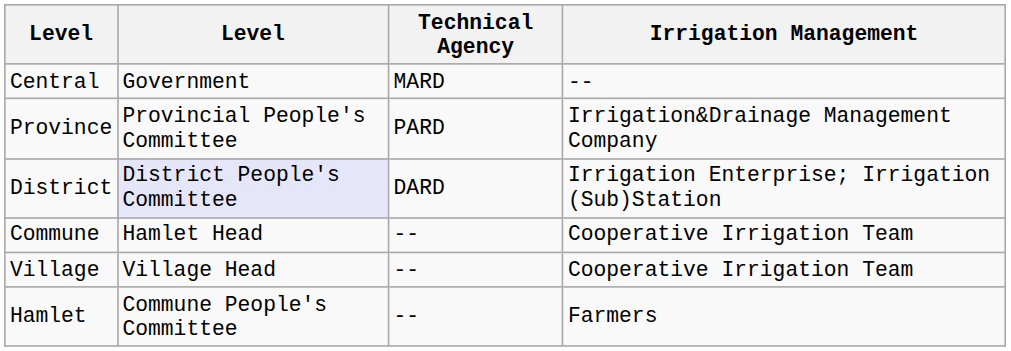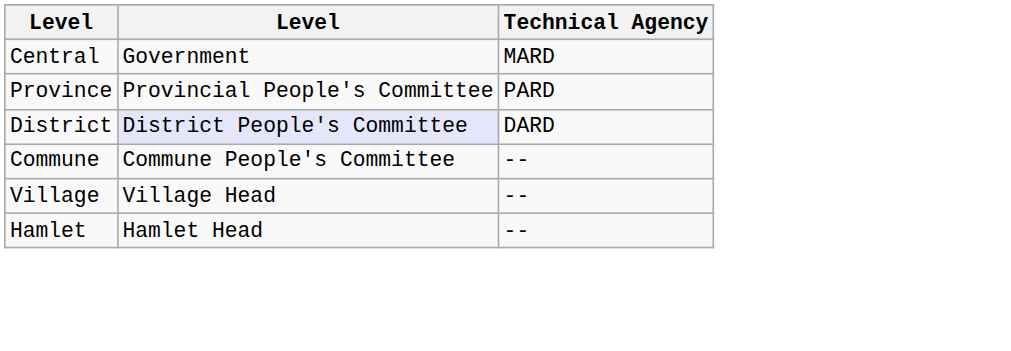- column: (784, 34)
(193, 235) Hamlet Head -> (289, 161) Commune People's Committee
(225, 317) Commune People's Committee -> (193, 231) Hamlet Head
